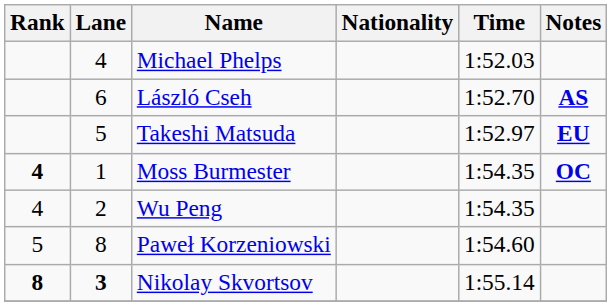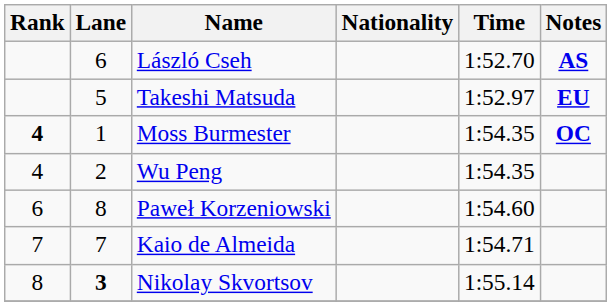- row: (209, 60)
(37, 245) 5 -> (37, 208) 6
+ row: (216, 245)
(37, 282) bold -> (37, 282) normal
